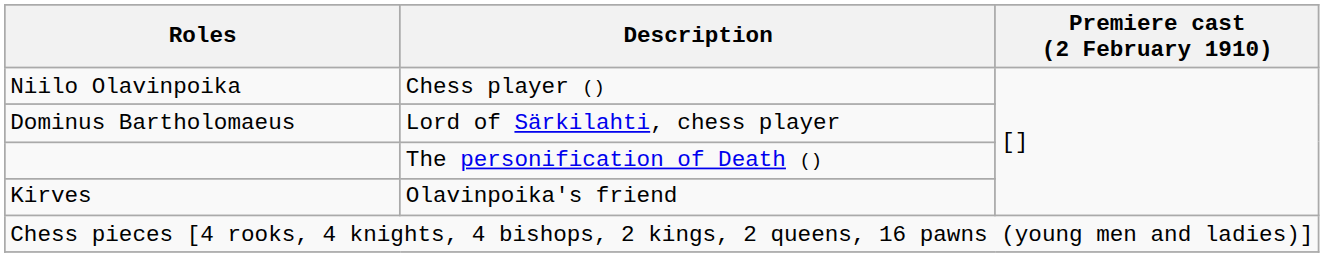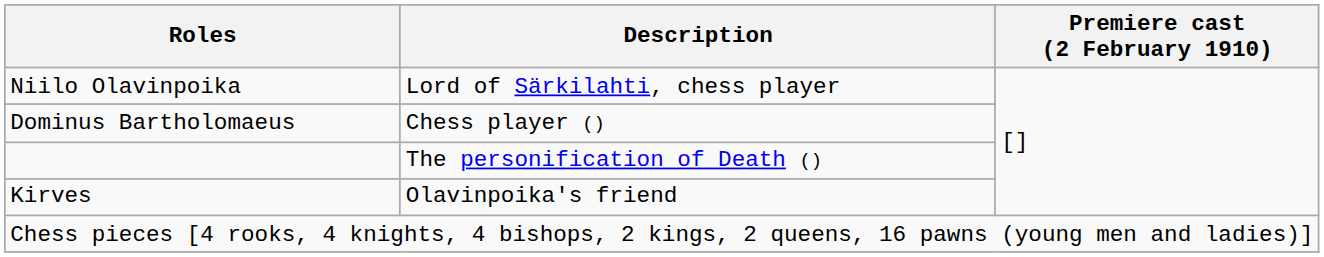(505, 86) Chess player () -> (623, 86) Lord of Särkilahti, chess player
(623, 123) Lord of Särkilahti, chess player -> (505, 123) Chess player ()
